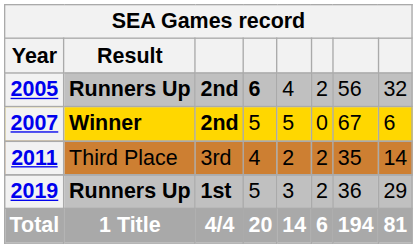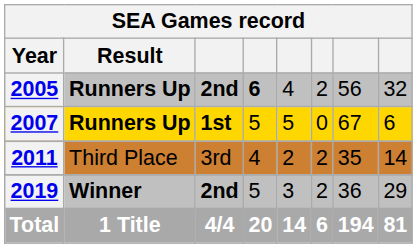(105, 123) Winner -> (130, 123) Runners Up
(220, 123) 2nd -> (216, 123) 1st
(130, 191) Runners Up -> (105, 191) Winner
(216, 191) 1st -> (220, 191) 2nd
